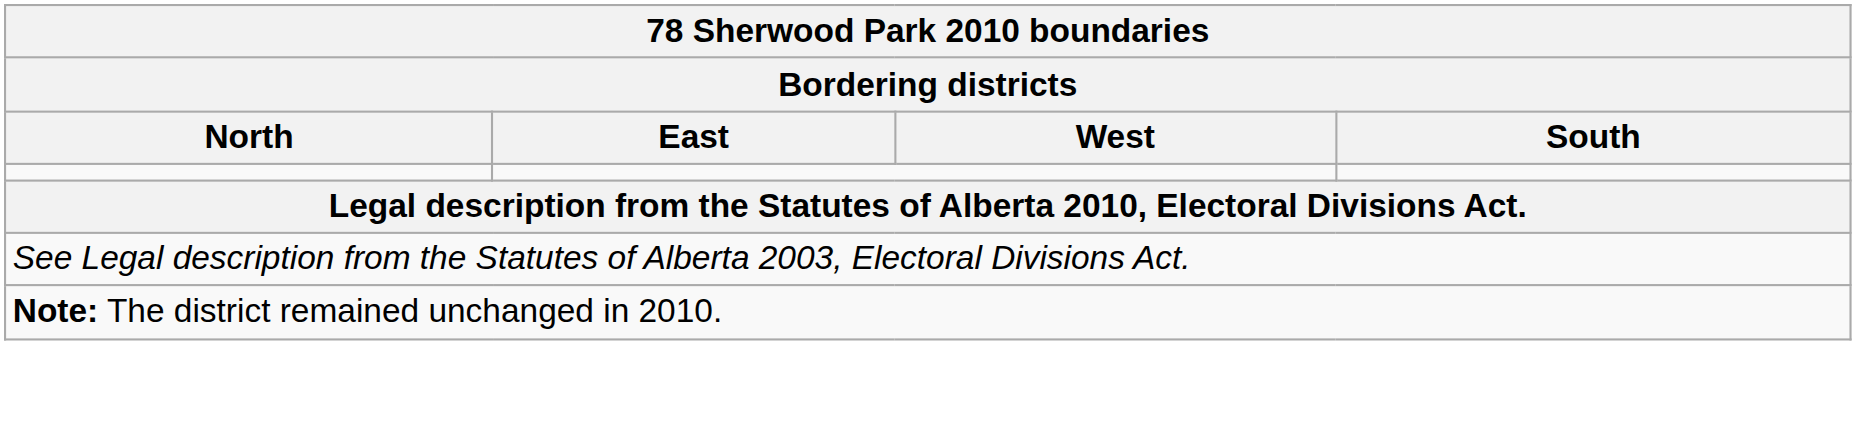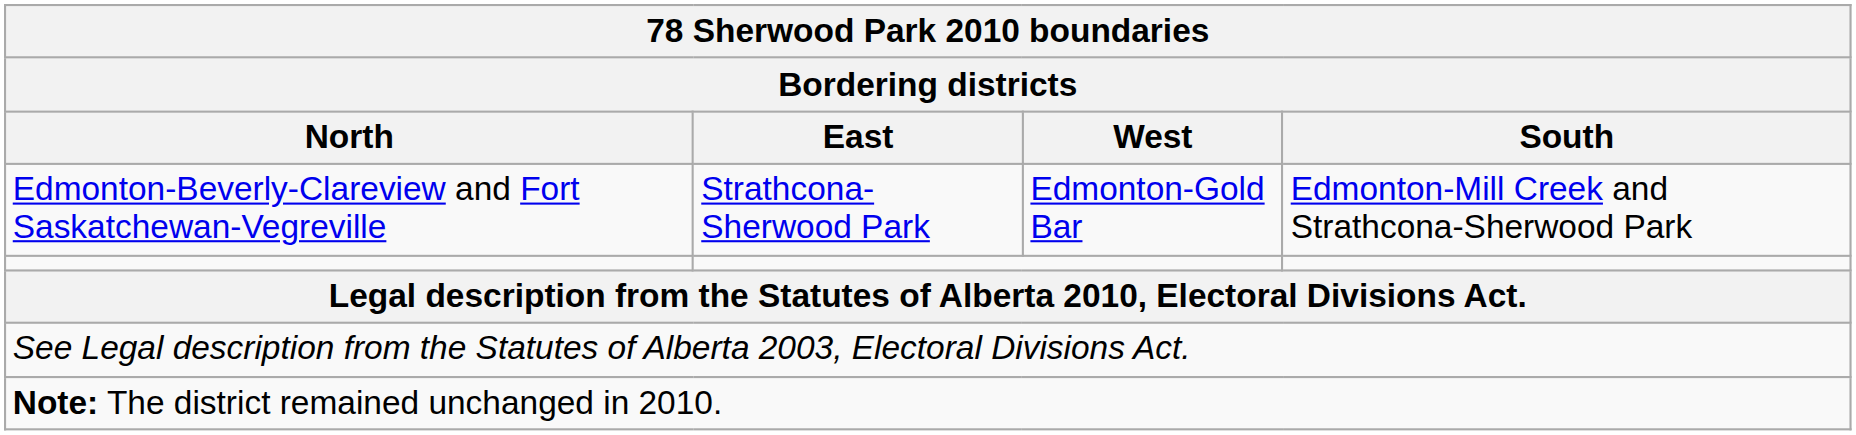+ row: (296, 208)
